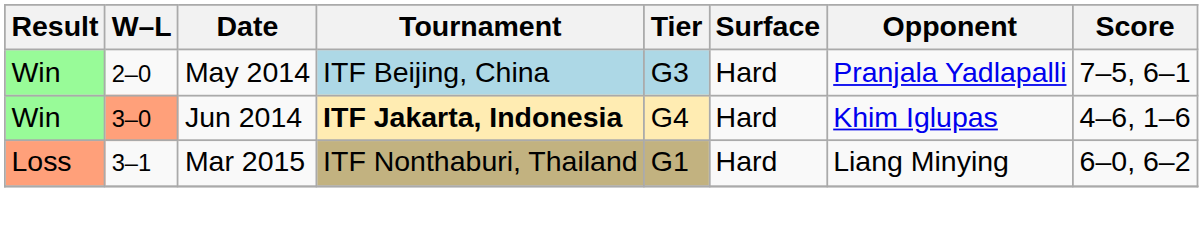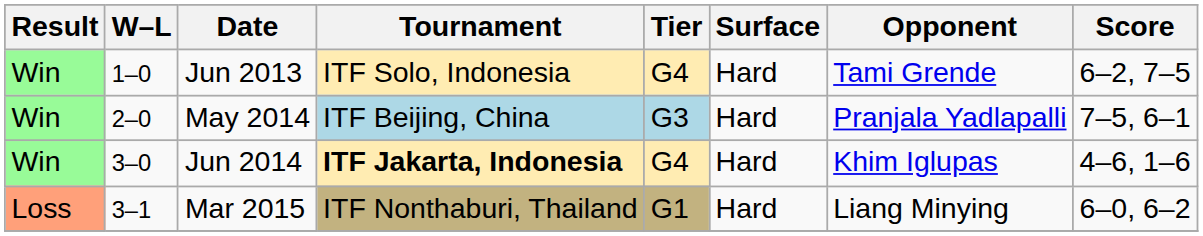+ row: (243, 72)
(131, 119) lightsalmon background -> (131, 164) no background
